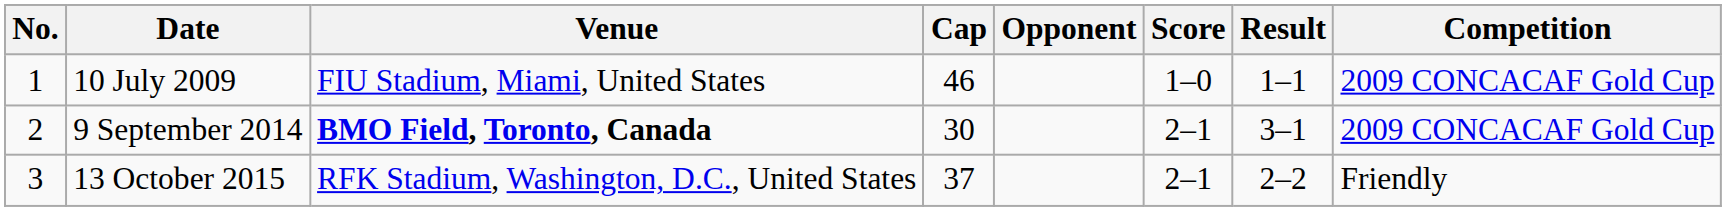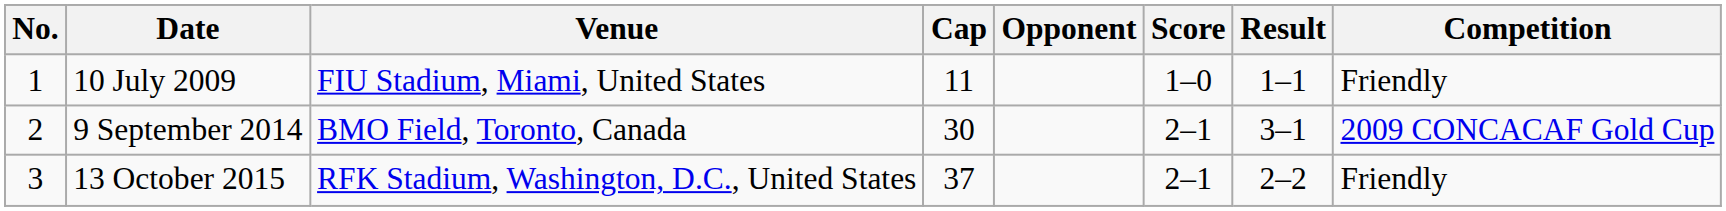(959, 79) 46 -> (959, 79) 11
(1527, 79) 2009 CONCACAF Gold Cup -> (1394, 79) Friendly
(514, 129) bold -> (502, 129) normal
